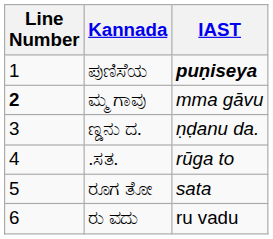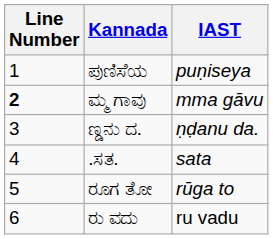(217, 70) bold -> (213, 70) normal
(205, 159) rūga to -> (194, 159) sata
(194, 188) sata -> (205, 188) rūga to
